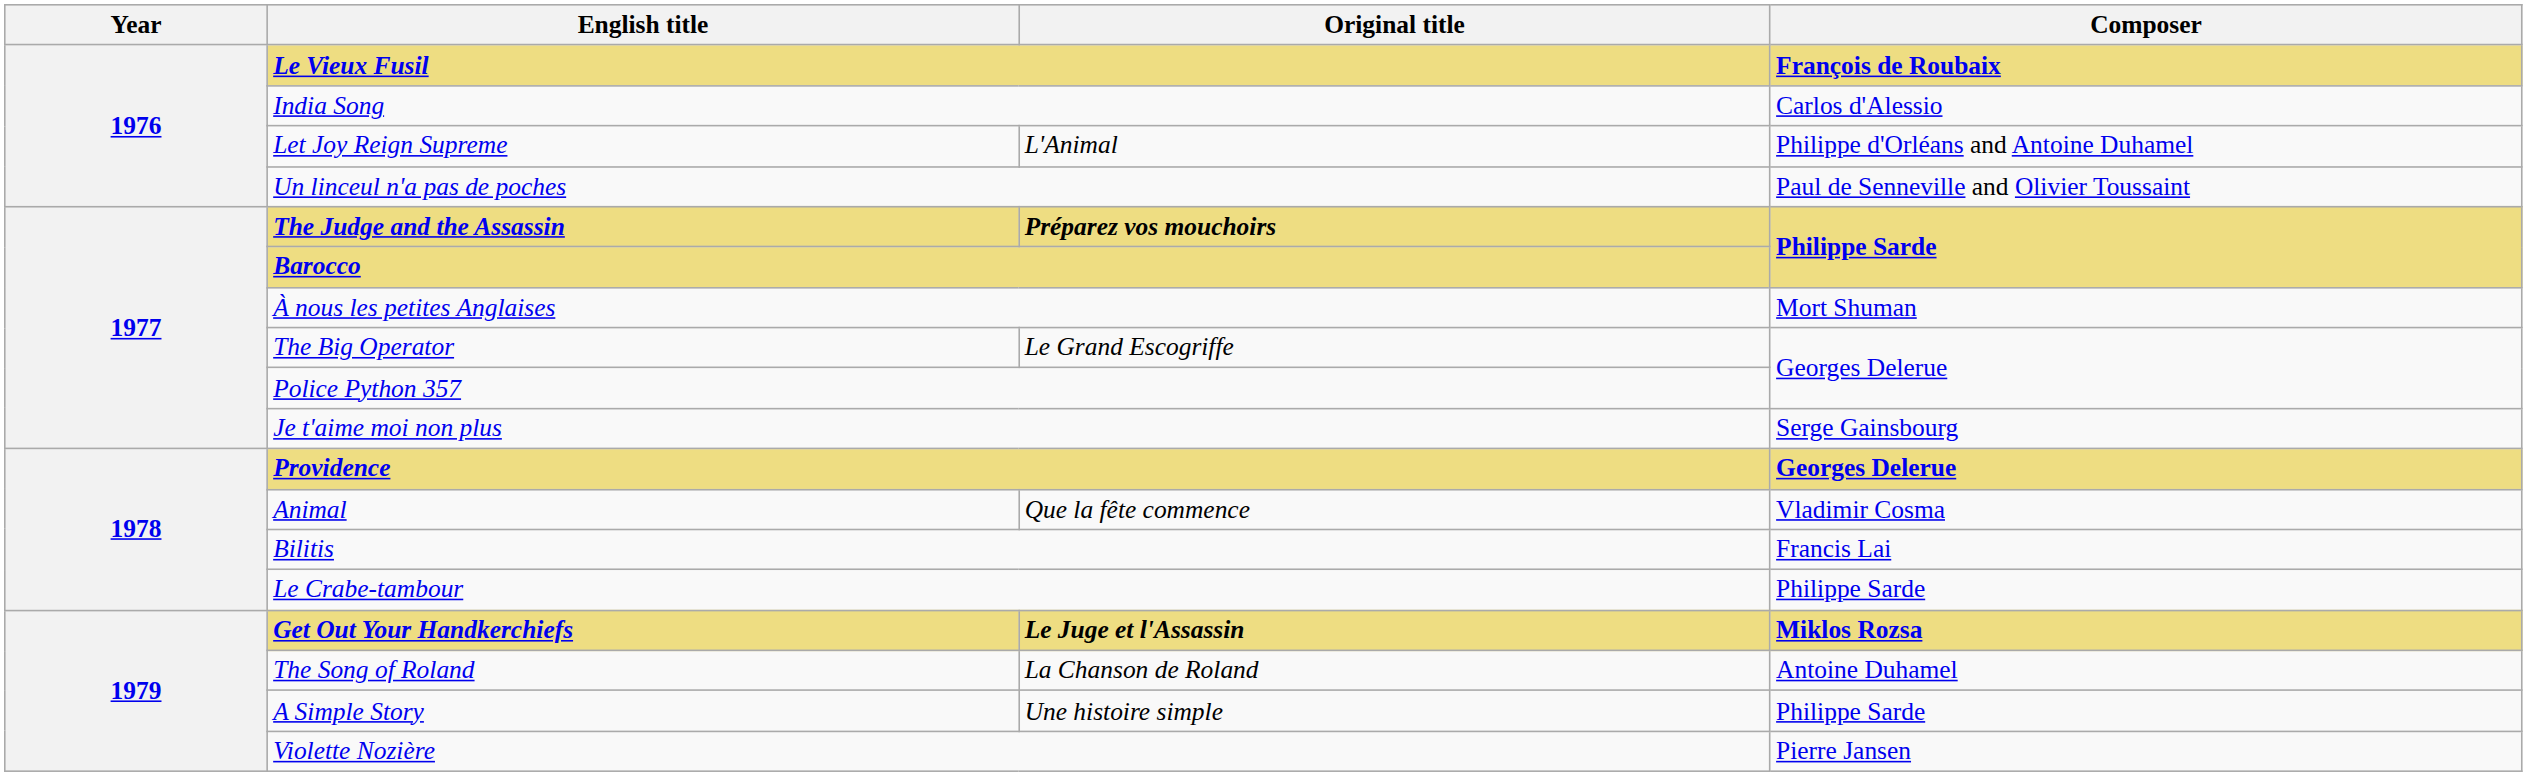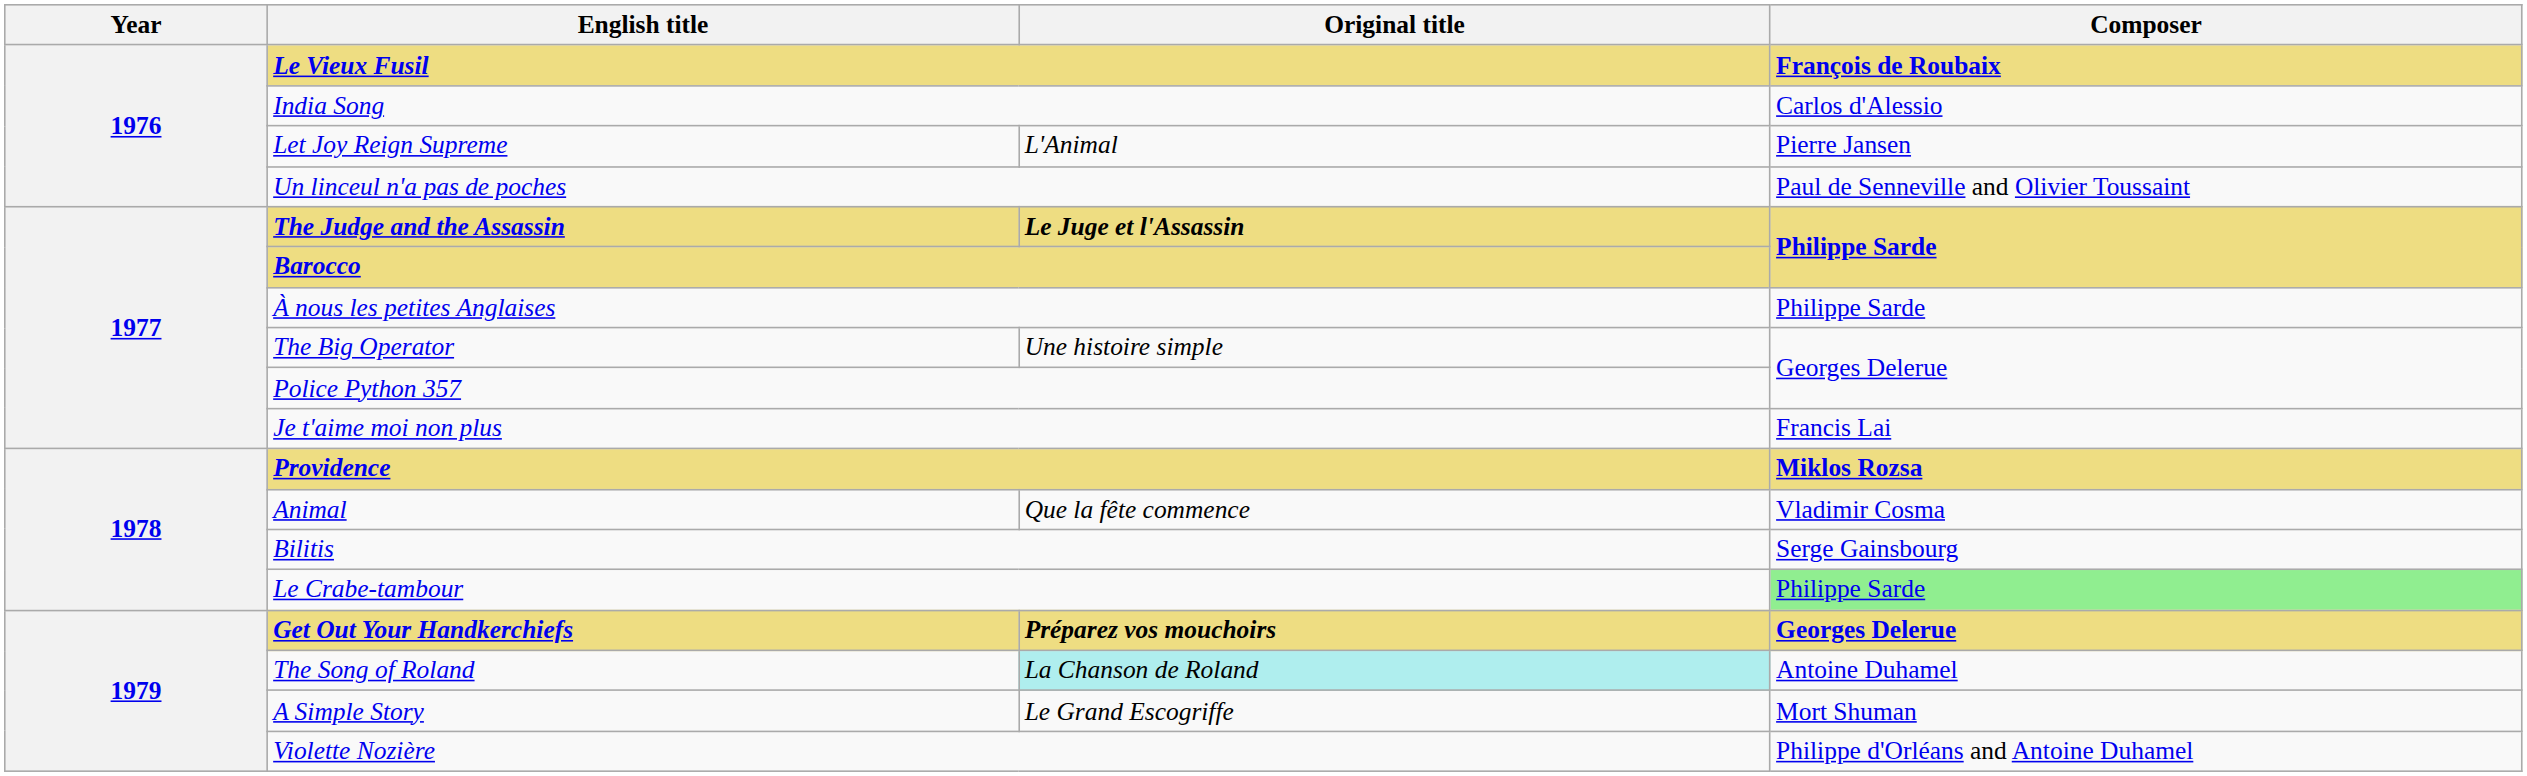(1985, 145) Philippe d'Orléans and Antoine Duhamel -> (1844, 145) Pierre Jansen
(1150, 226) Préparez vos mouchoirs -> (1135, 226) Le Juge et l'Assassin
(1846, 307) Mort Shuman -> (1851, 307) Philippe Sarde
(1129, 347) Le Grand Escogriffe -> (1124, 347) Une histoire simple
(1867, 428) Serge Gainsbourg -> (1834, 428) Francis Lai
(1866, 468) Georges Delerue -> (1849, 468) Miklos Rozsa
(1834, 549) Francis Lai -> (1867, 549) Serge Gainsbourg
(1851, 589) no background -> (1851, 589) lightgreen background
(1135, 629) Le Juge et l'Assassin -> (1150, 629) Préparez vos mouchoirs
(1849, 629) Miklos Rozsa -> (1866, 629) Georges Delerue
(1142, 670) no background -> (1142, 670) paleturquoise background
(1124, 710) Une histoire simple -> (1129, 710) Le Grand Escogriffe
(1851, 710) Philippe Sarde -> (1846, 710) Mort Shuman
(1844, 750) Pierre Jansen -> (1985, 750) Philippe d'Orléans and Antoine Duhamel
